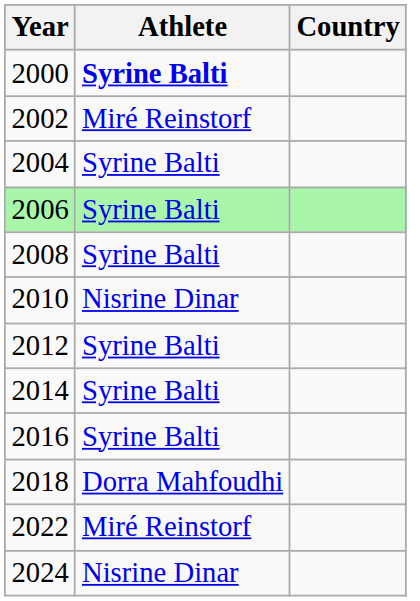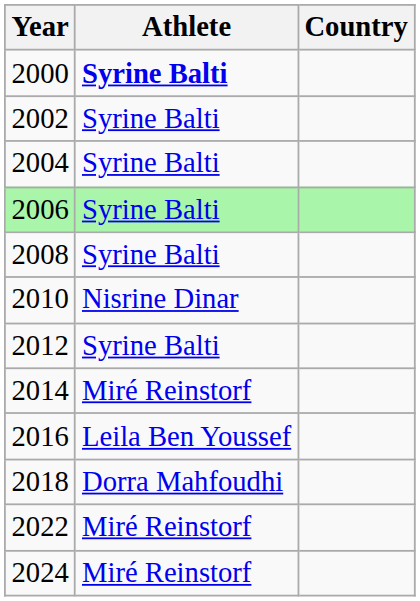(167, 118) Miré Reinstorf -> (151, 118) Syrine Balti
(151, 390) Syrine Balti -> (167, 390) Miré Reinstorf
(151, 436) Syrine Balti -> (187, 436) Leila Ben Youssef
(160, 572) Nisrine Dinar -> (167, 572) Miré Reinstorf
